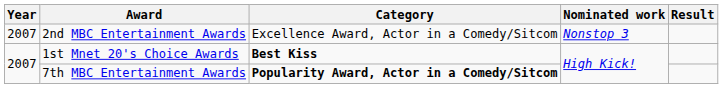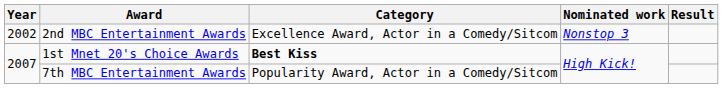(22, 34) 2007 -> (22, 34) 2002
(405, 73) bold -> (405, 73) normal
